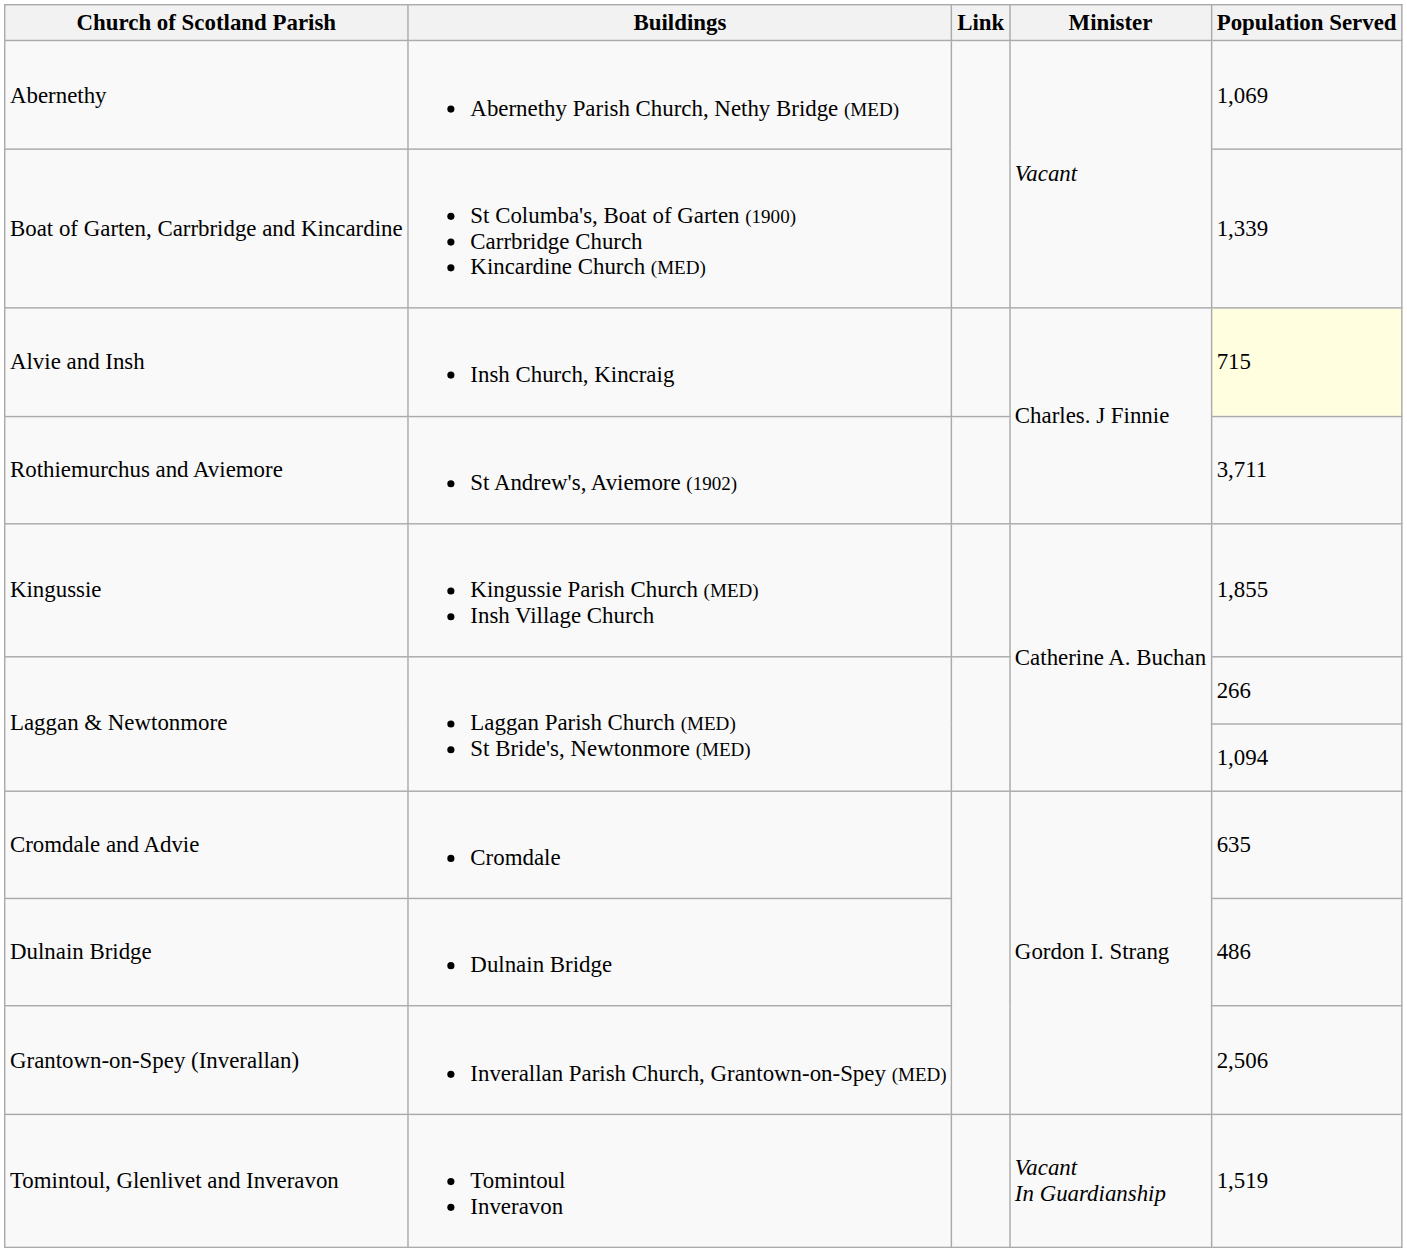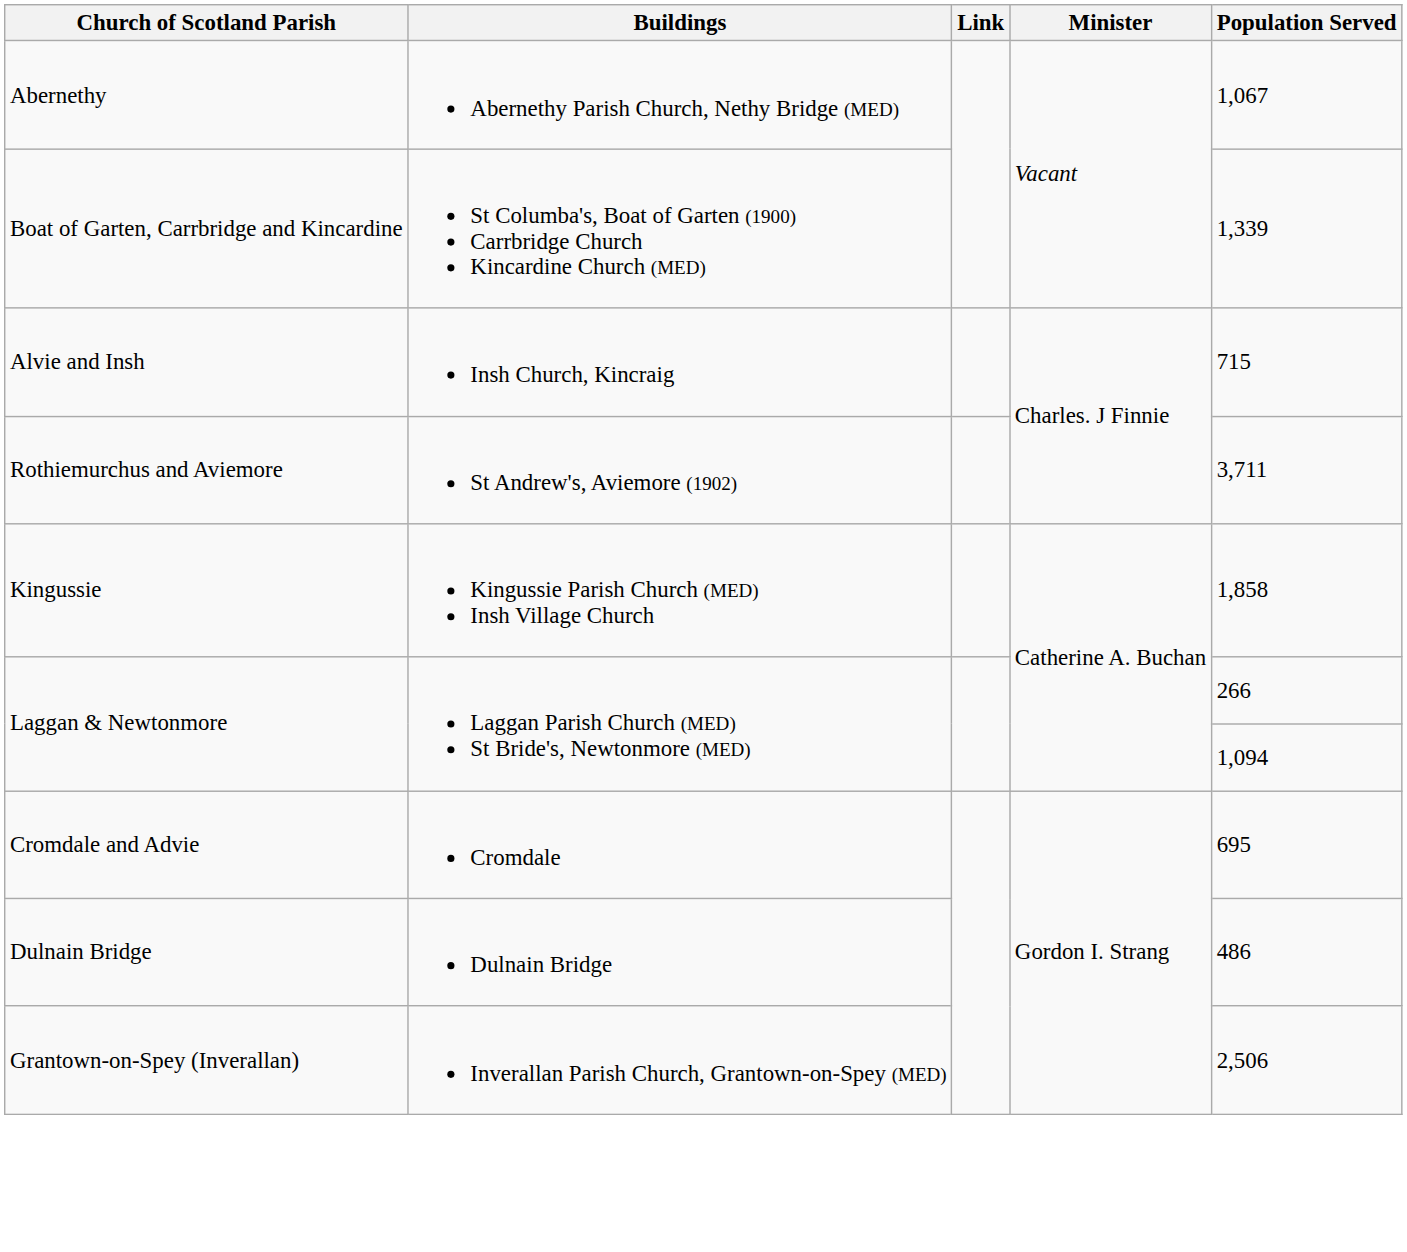(1242, 94) 1,069 -> (1242, 94) 1,067
(1234, 361) lightyellow background -> (1234, 361) no background
(1242, 590) 1,855 -> (1242, 590) 1,858
(1234, 844) 635 -> (1234, 844) 695
- row: (174, 1180)
